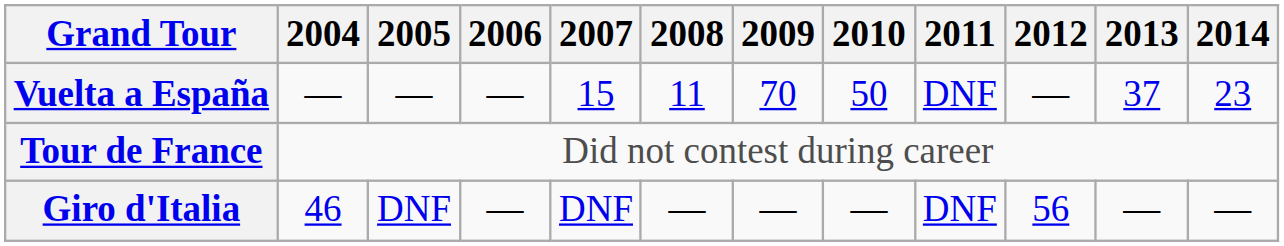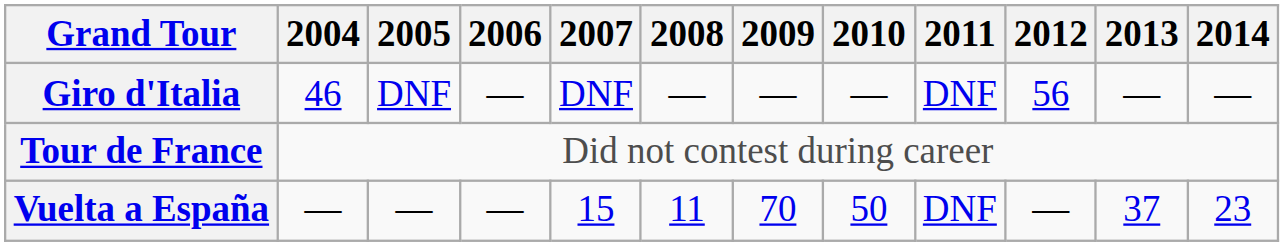rows swapped: (141, 209) <-> (141, 92)
